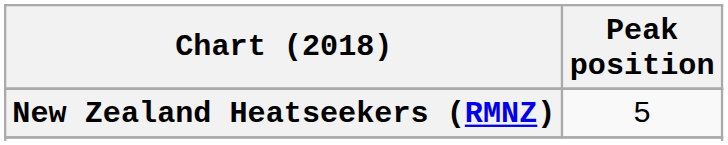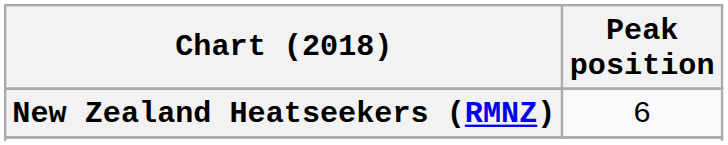(642, 114) 5 -> (642, 114) 6
